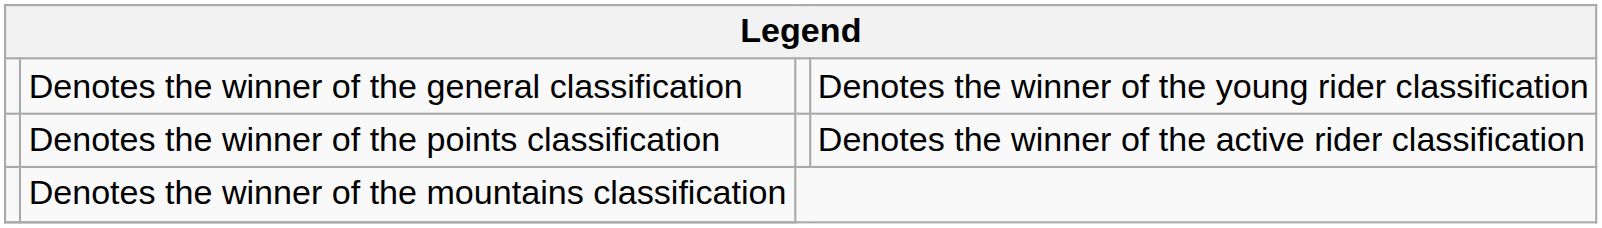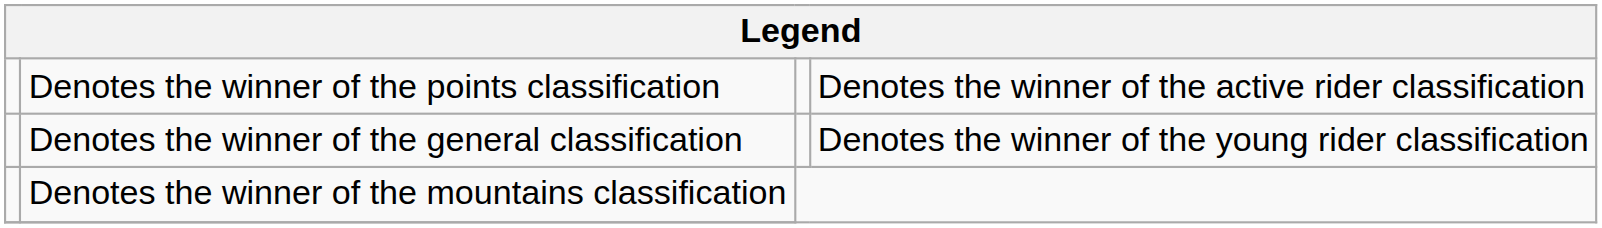rows swapped: (386, 85) <-> (374, 139)
